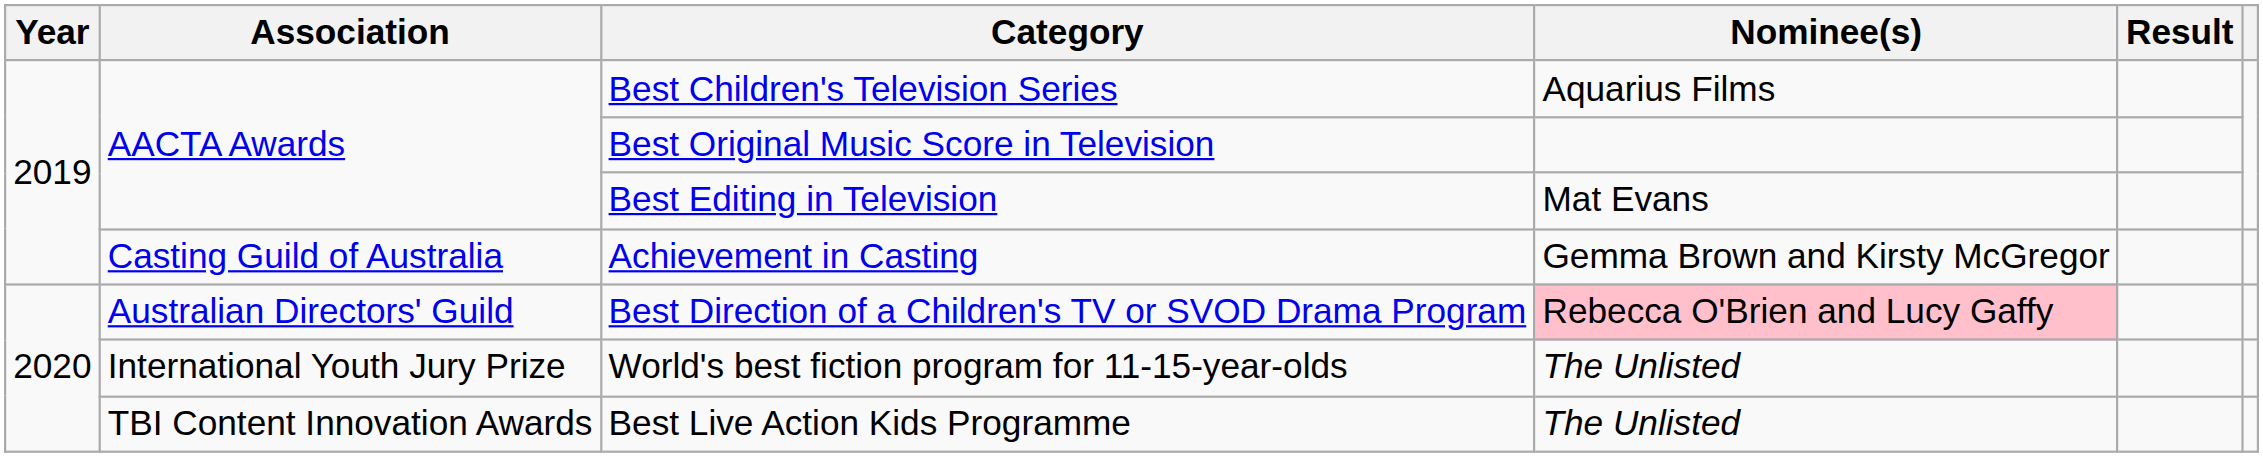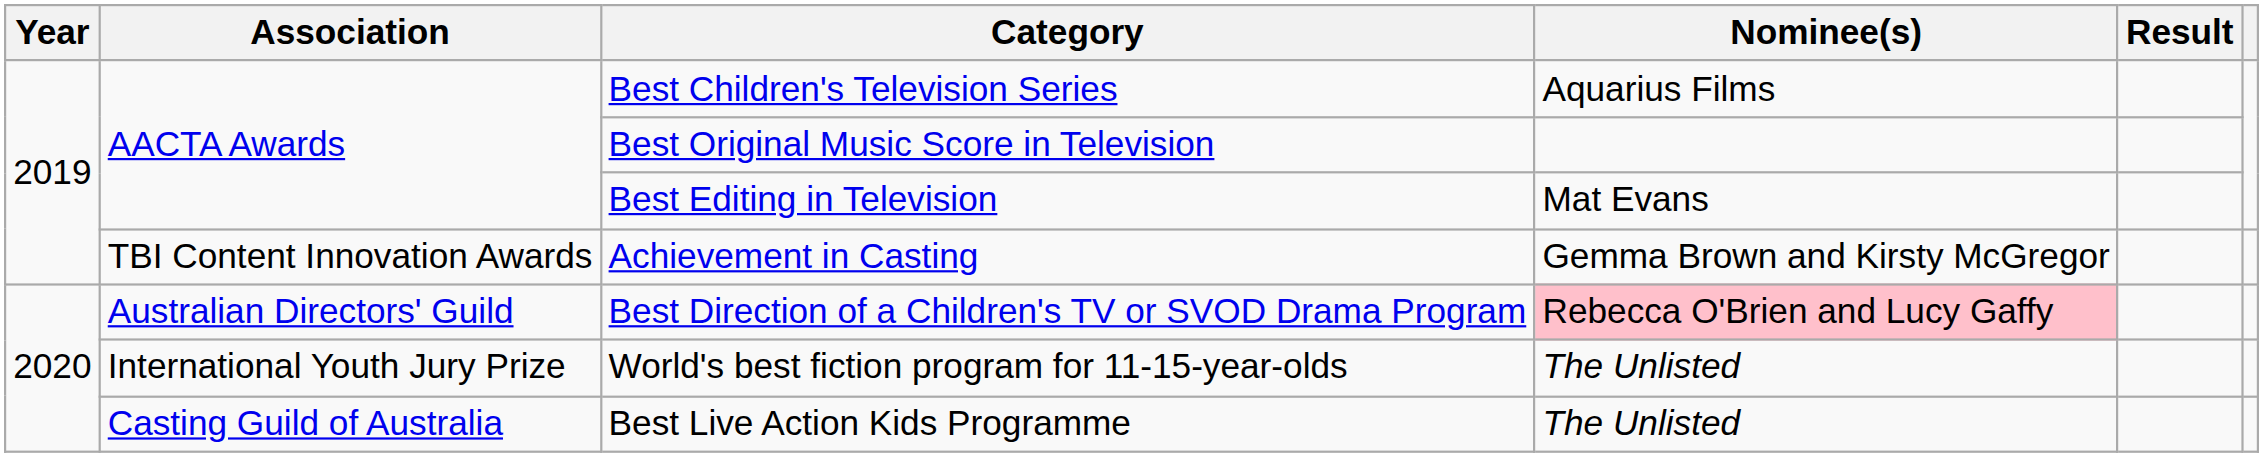(305, 255) Casting Guild of Australia -> (350, 255) TBI Content Innovation Awards
(350, 423) TBI Content Innovation Awards -> (305, 423) Casting Guild of Australia
